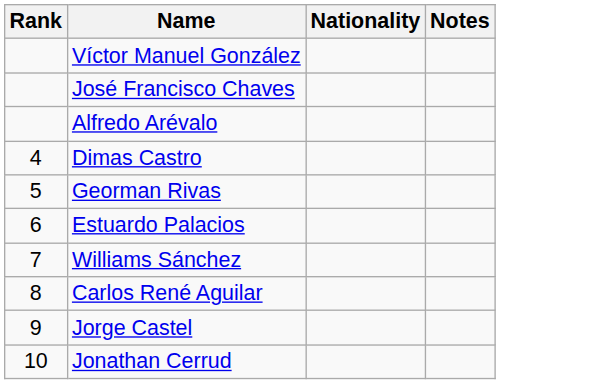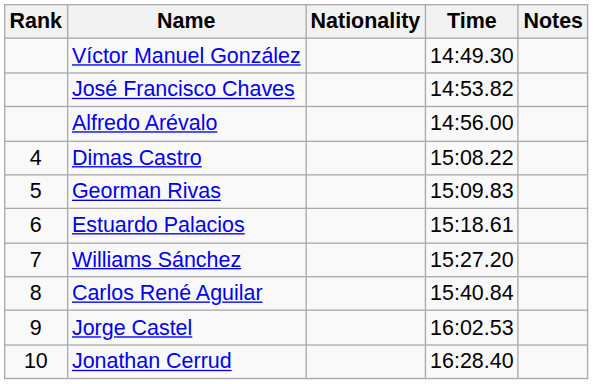+ column: (472, 21)
